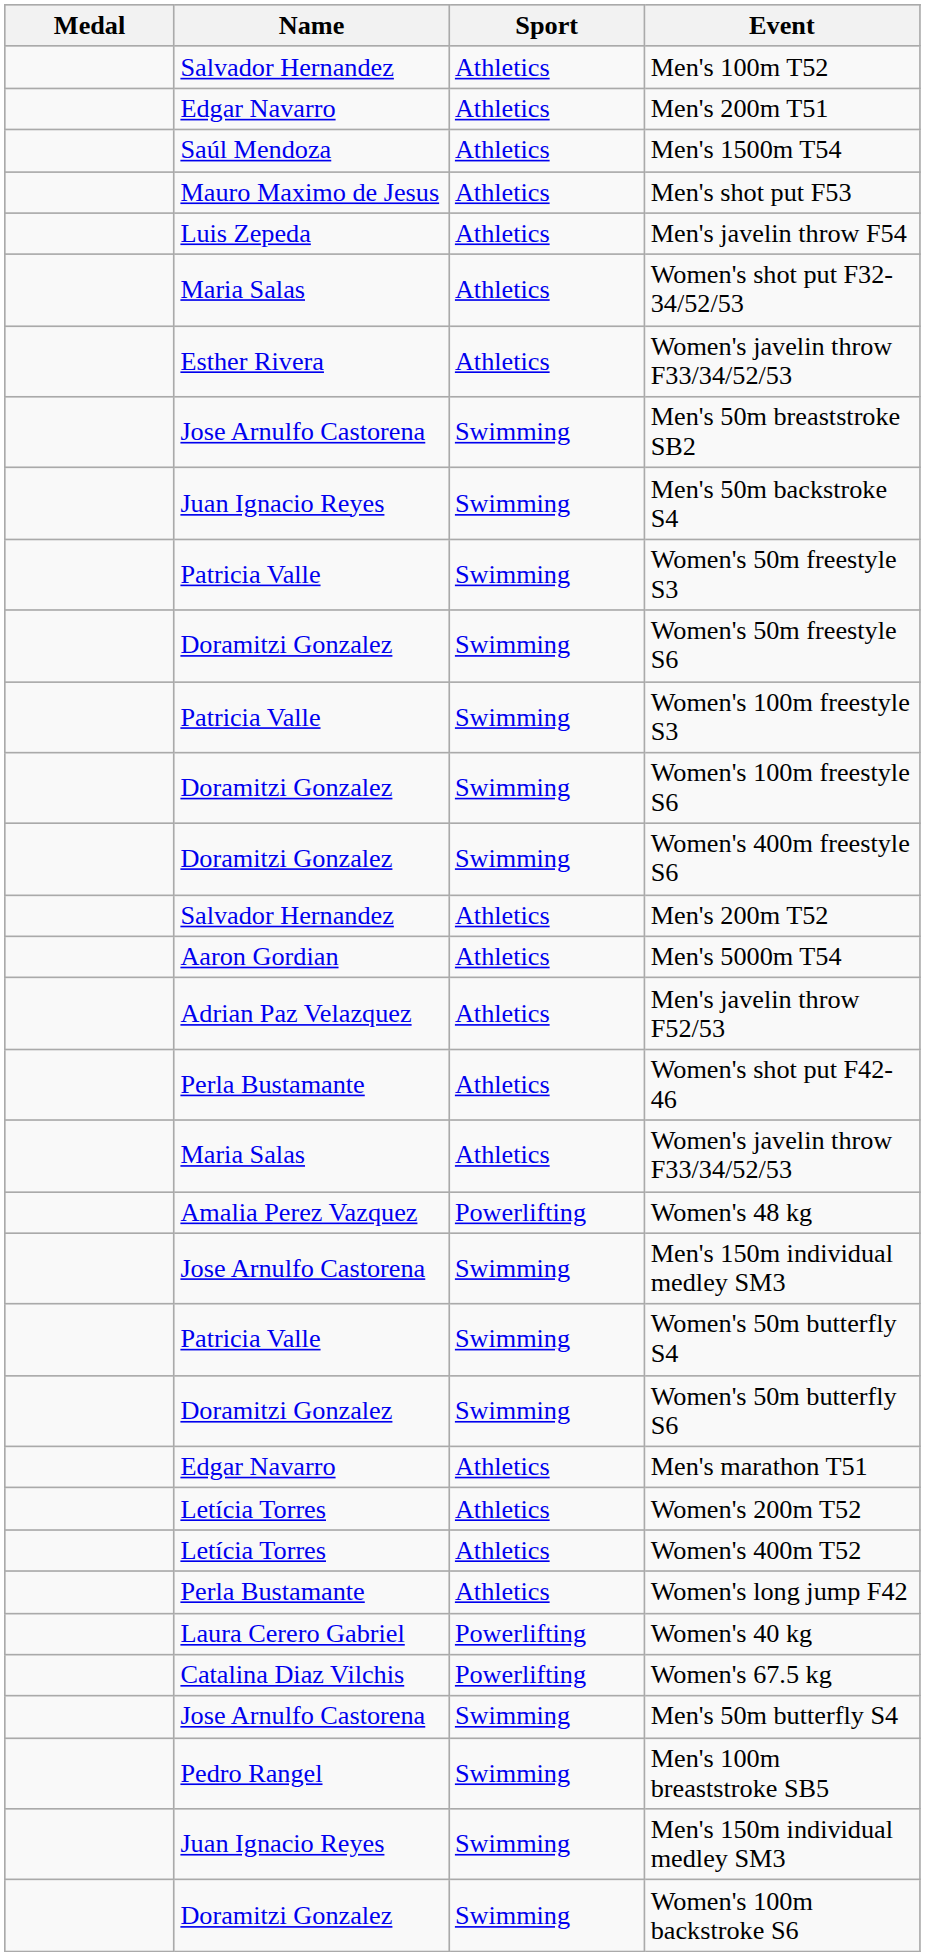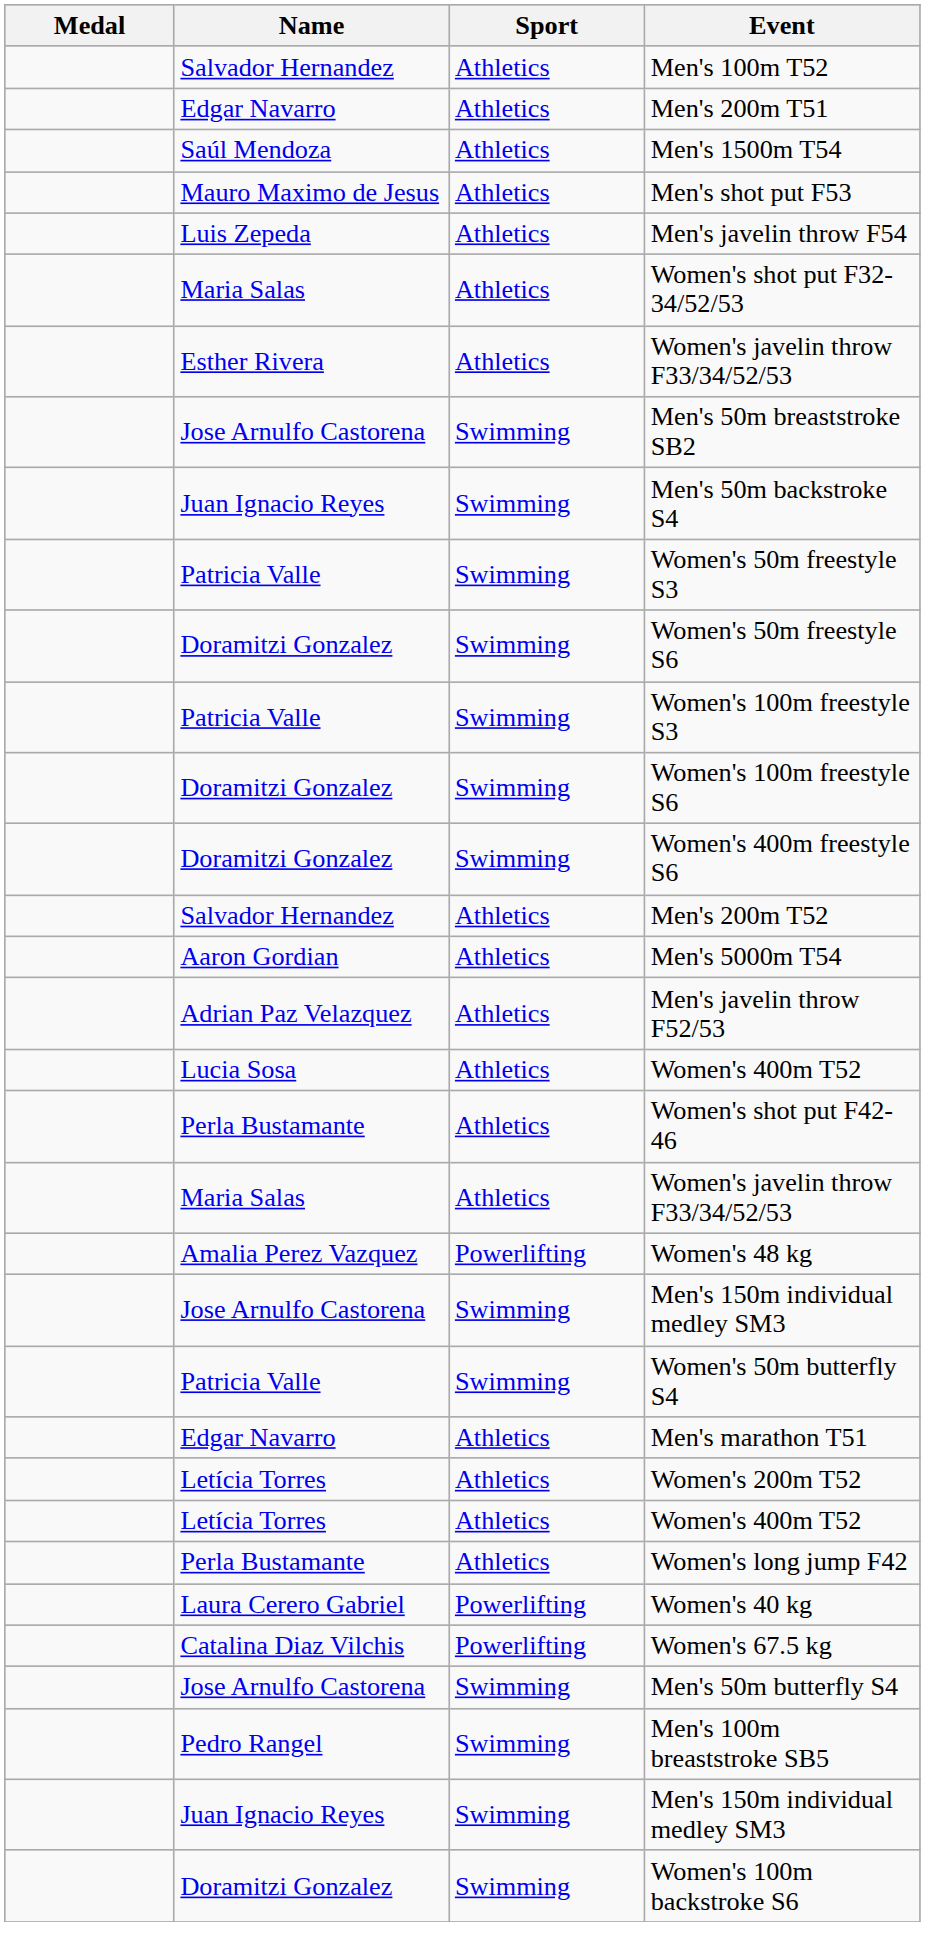+ row: (238, 1069)
- row: (286, 1410)
